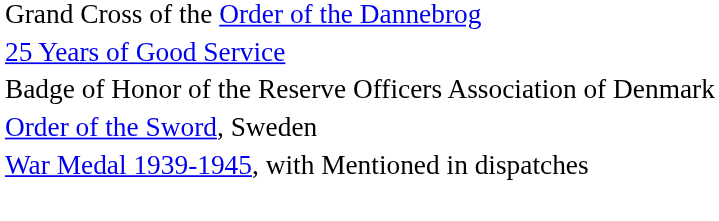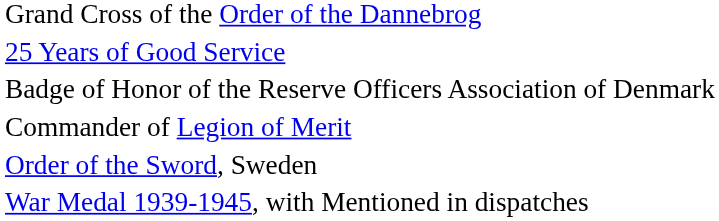+ row: (178, 127)
